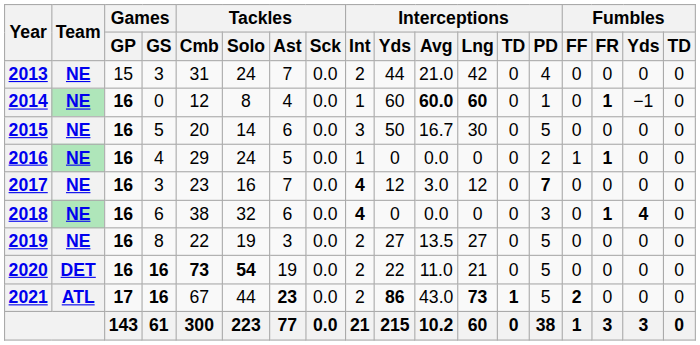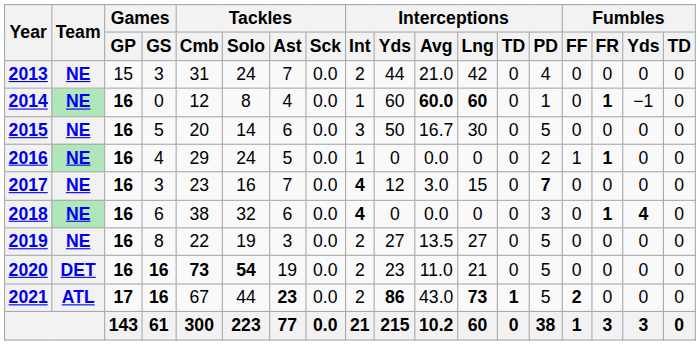(478, 185) 12 -> (478, 185) 15
(395, 269) 22 -> (395, 269) 23
